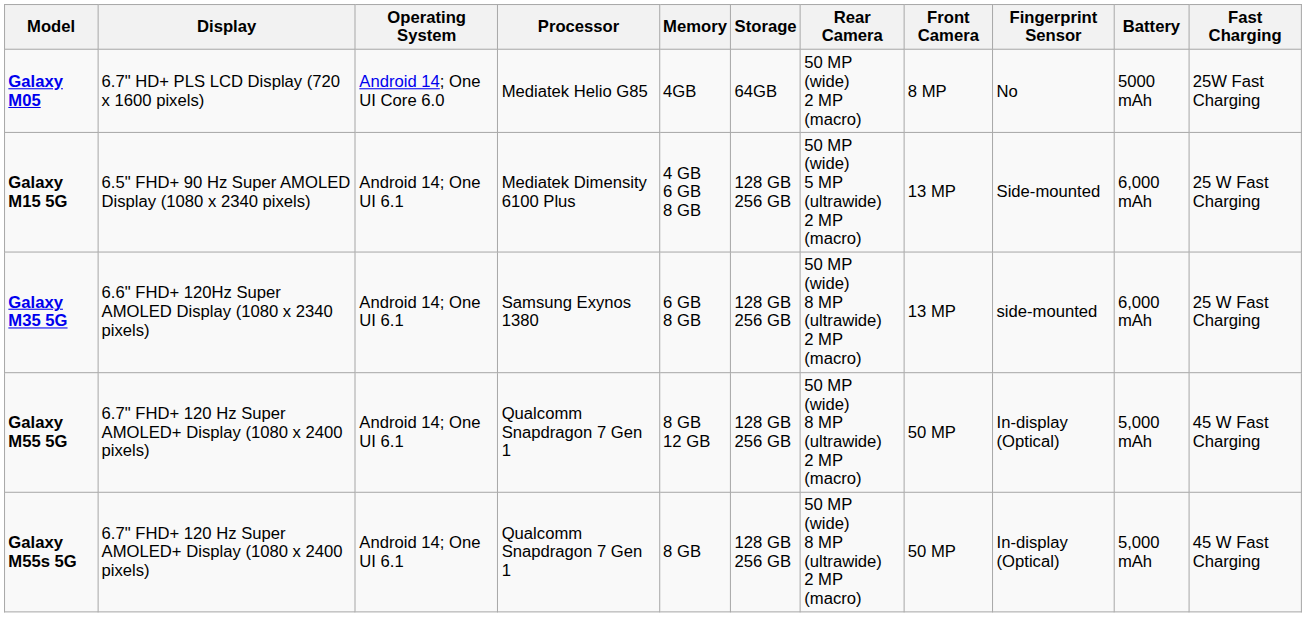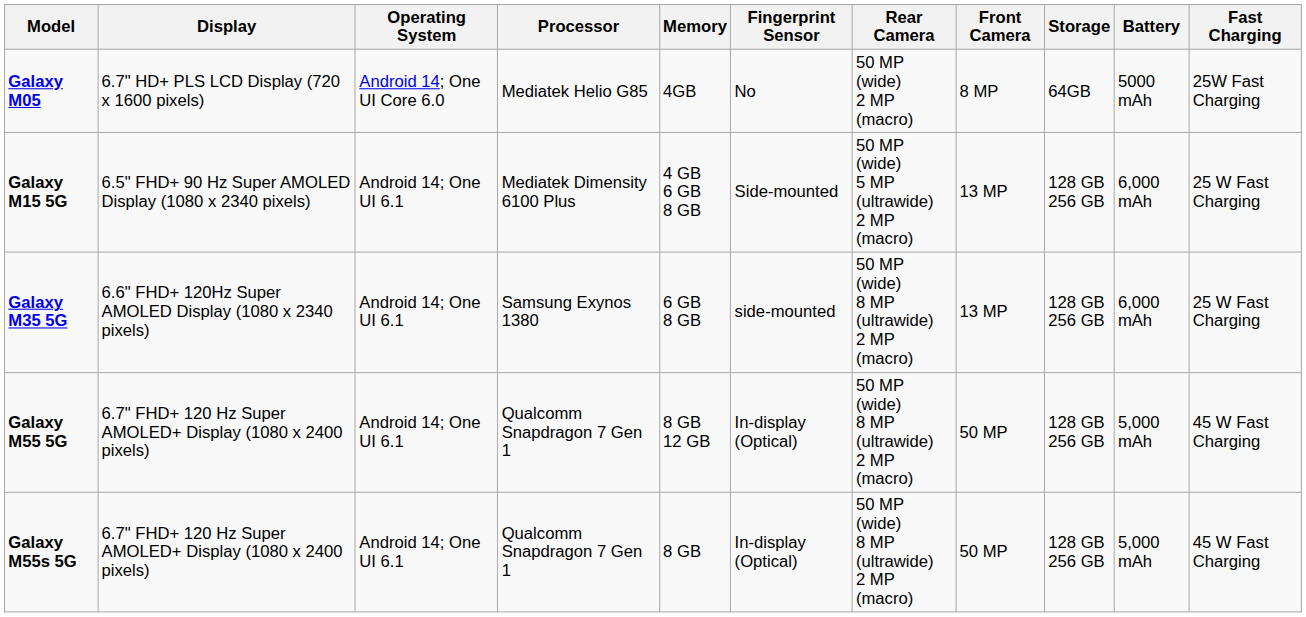columns swapped: (766, 27) <-> (1053, 27)
